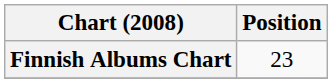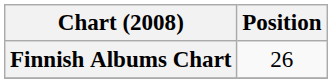(282, 59) 23 -> (282, 59) 26
